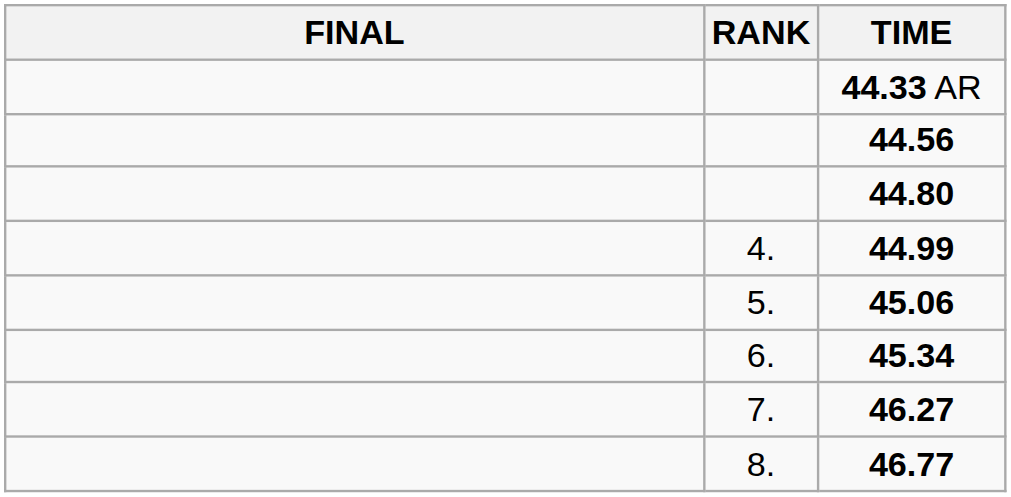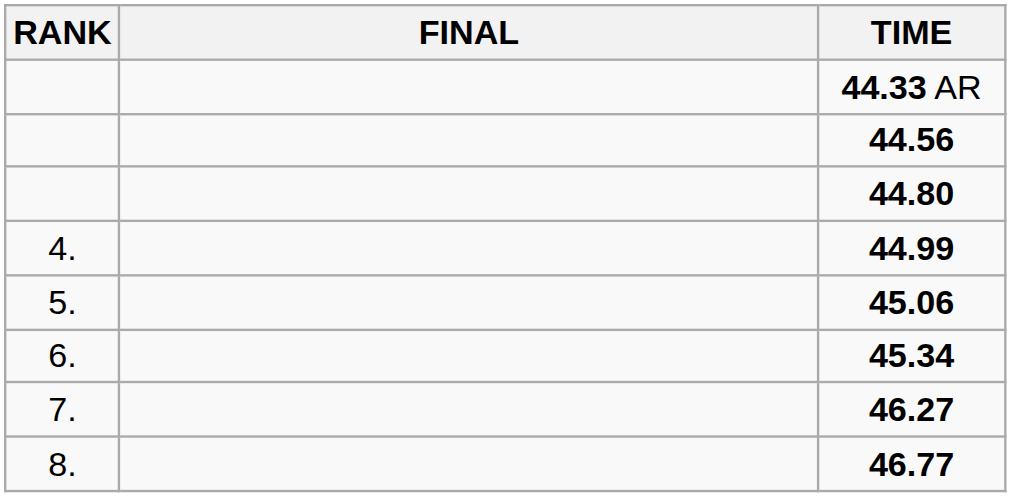columns swapped: (761, 33) <-> (354, 33)
